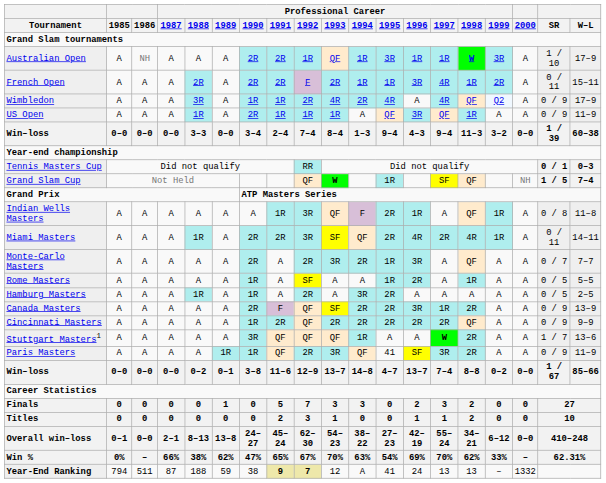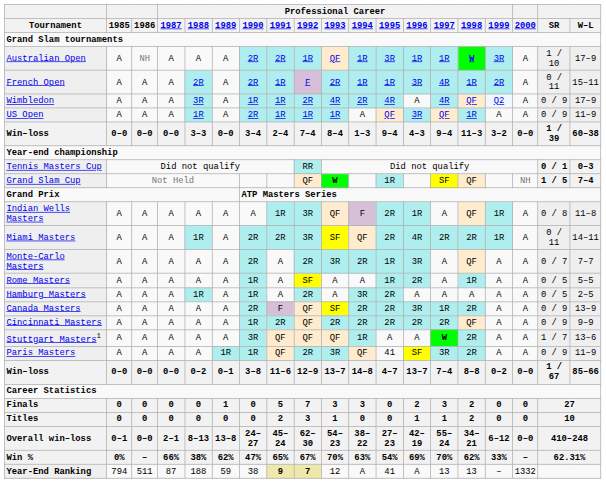(280, 82) 2R -> (280, 82) 1R
(472, 237) 4R -> (472, 237) 2R
(417, 471) 24 -> (417, 471) A
